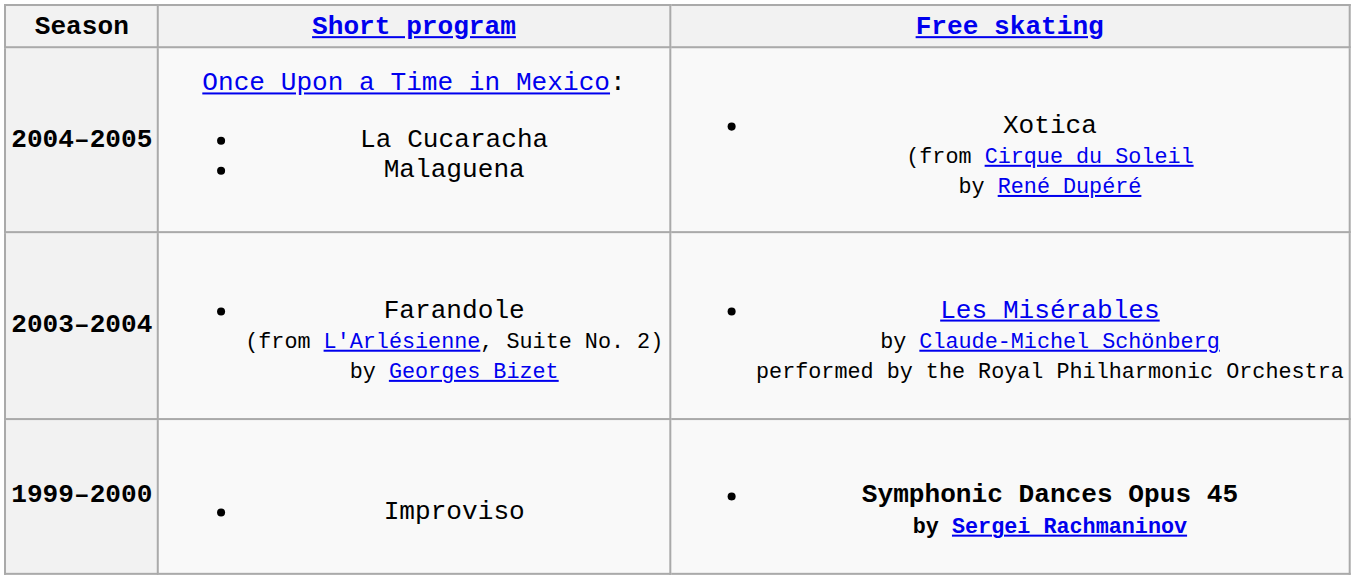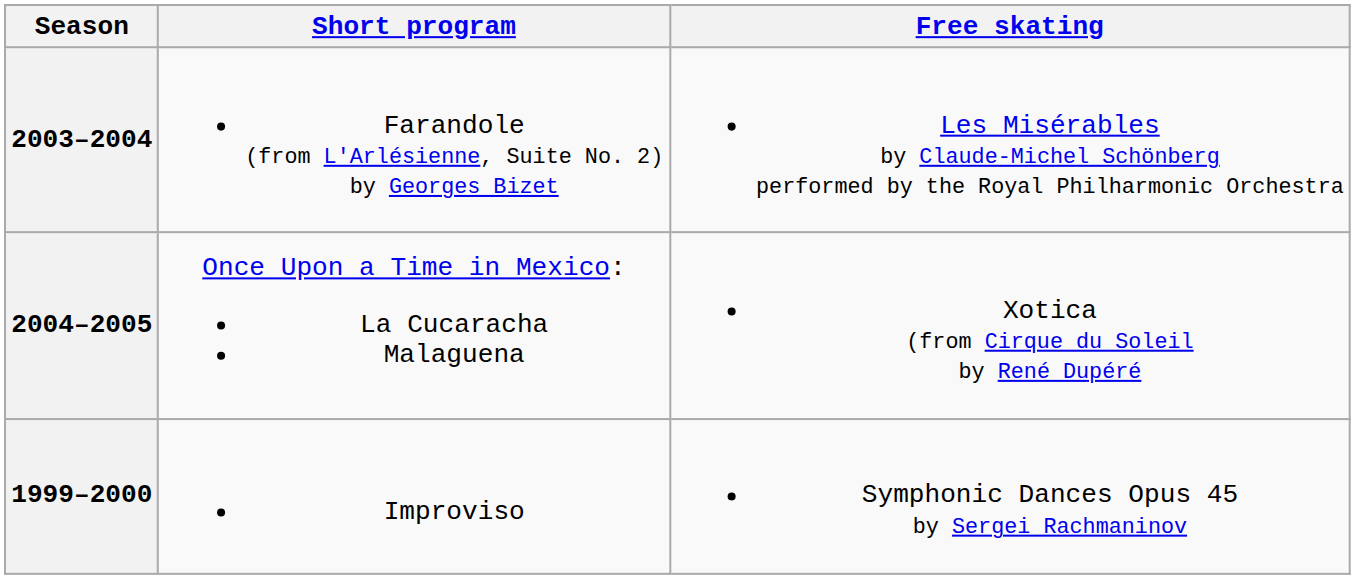rows swapped: (82, 140) <-> (82, 326)
(1010, 511) bold -> (1010, 511) normal
